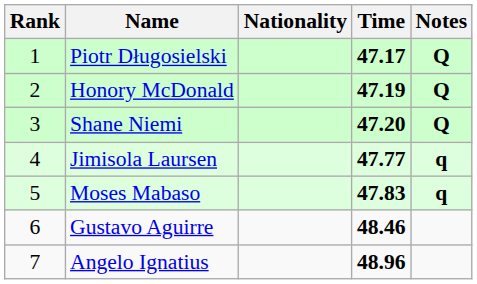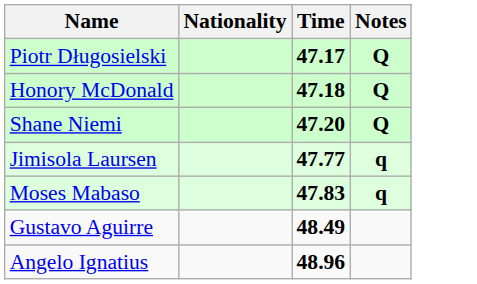- column: (35, 21)
(381, 90) 47.19 -> (321, 90) 47.18
(381, 227) 48.46 -> (321, 227) 48.49
